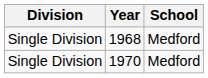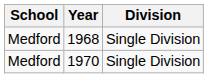columns swapped: (174, 15) <-> (55, 15)
